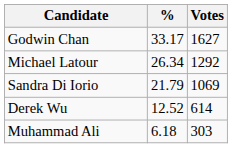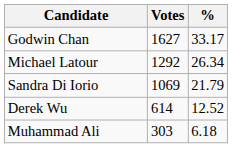columns swapped: (207, 16) <-> (167, 16)
